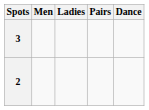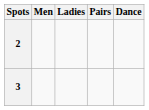rows swapped: (18, 38) <-> (18, 81)
